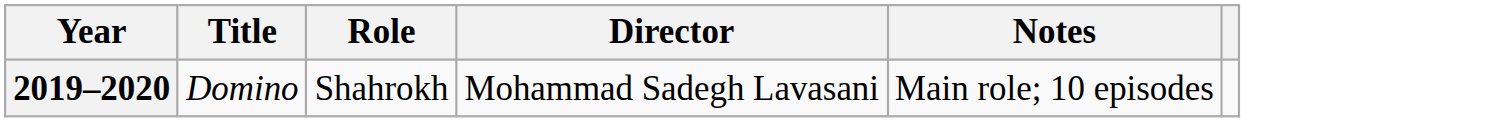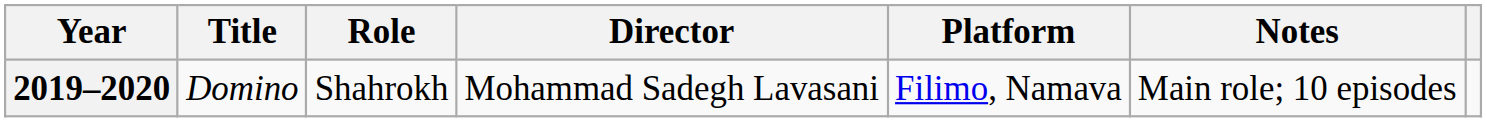+ column: (1008, 32)
